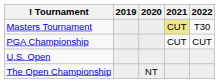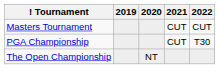(177, 27) khaki background -> (177, 27) no background
(202, 27) T30 -> (202, 27) CUT
(202, 42) CUT -> (202, 42) T30
- row: (28, 57)
